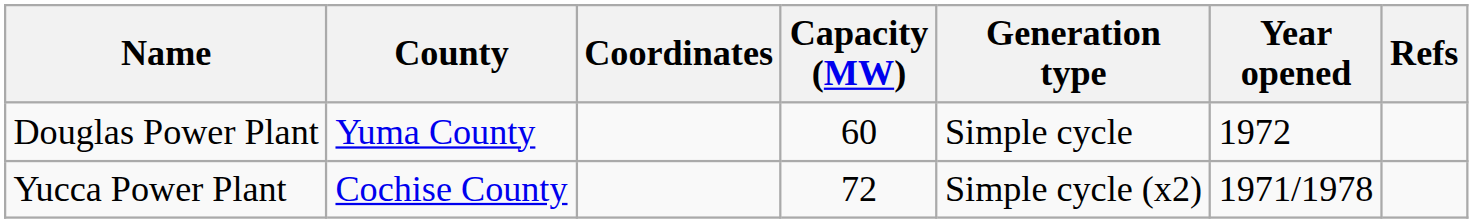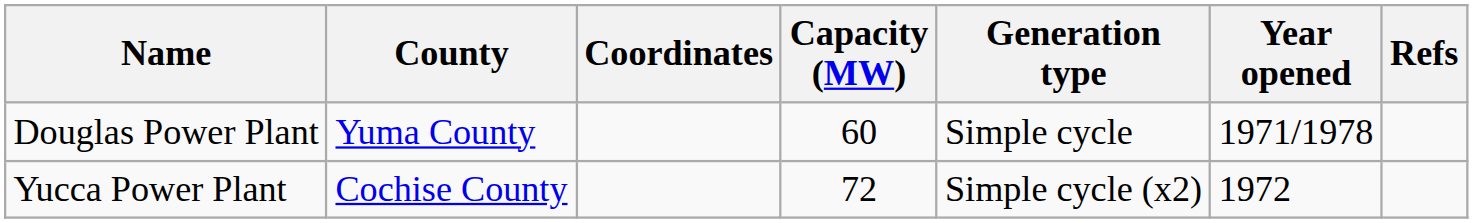(1255, 131) 1972 -> (1296, 131) 1971/1978
(1296, 188) 1971/1978 -> (1255, 188) 1972
